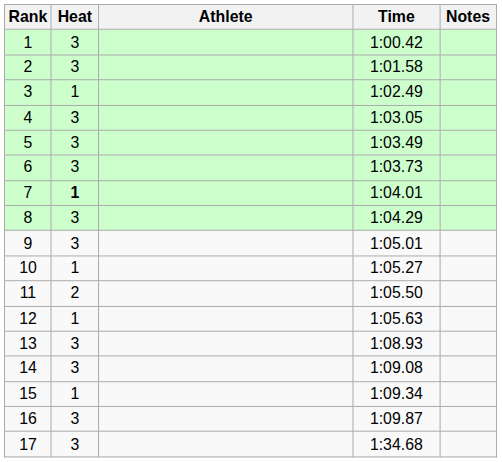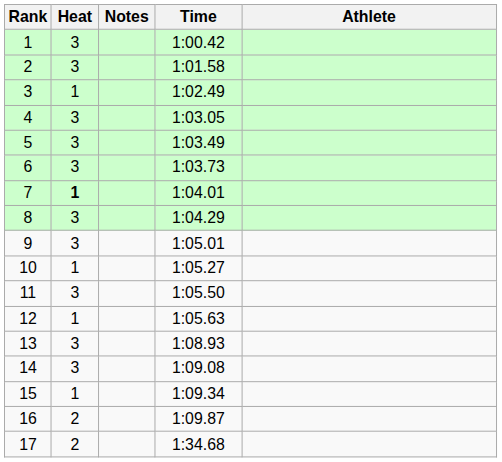columns swapped: (226, 17) <-> (468, 17)
(75, 293) 2 -> (75, 293) 3
(75, 419) 3 -> (75, 419) 2
(75, 444) 3 -> (75, 444) 2
